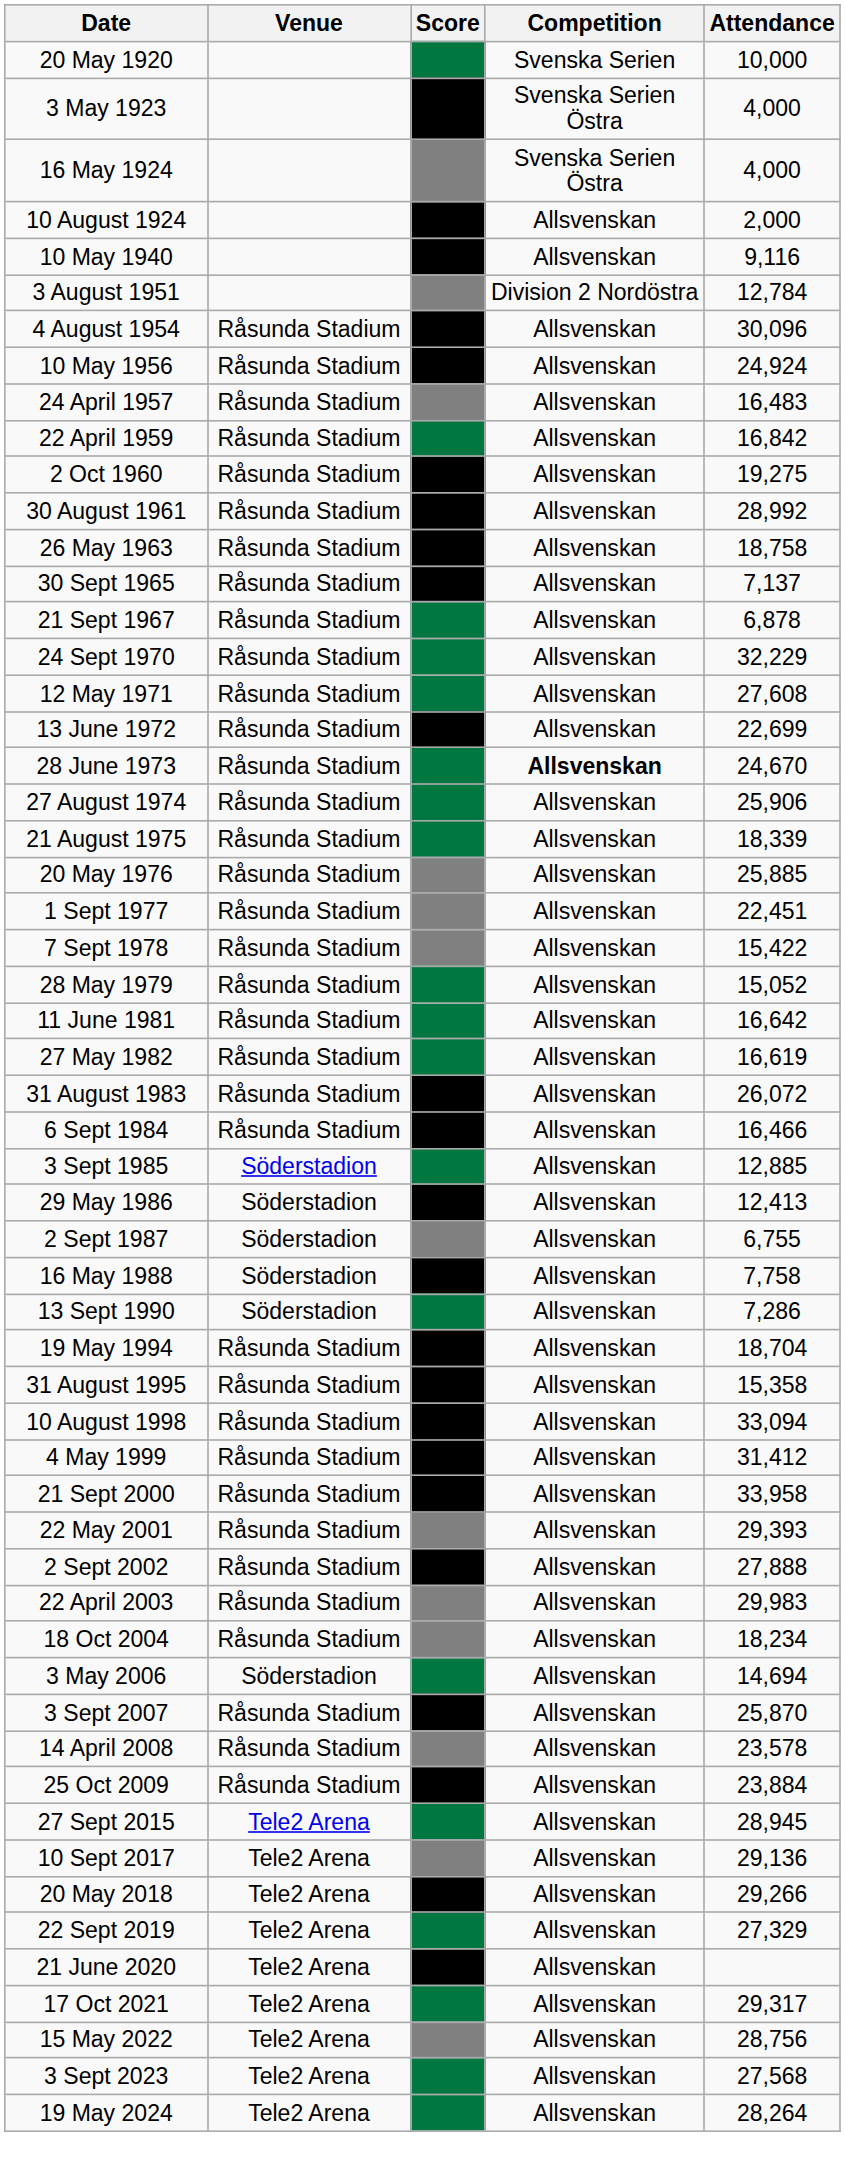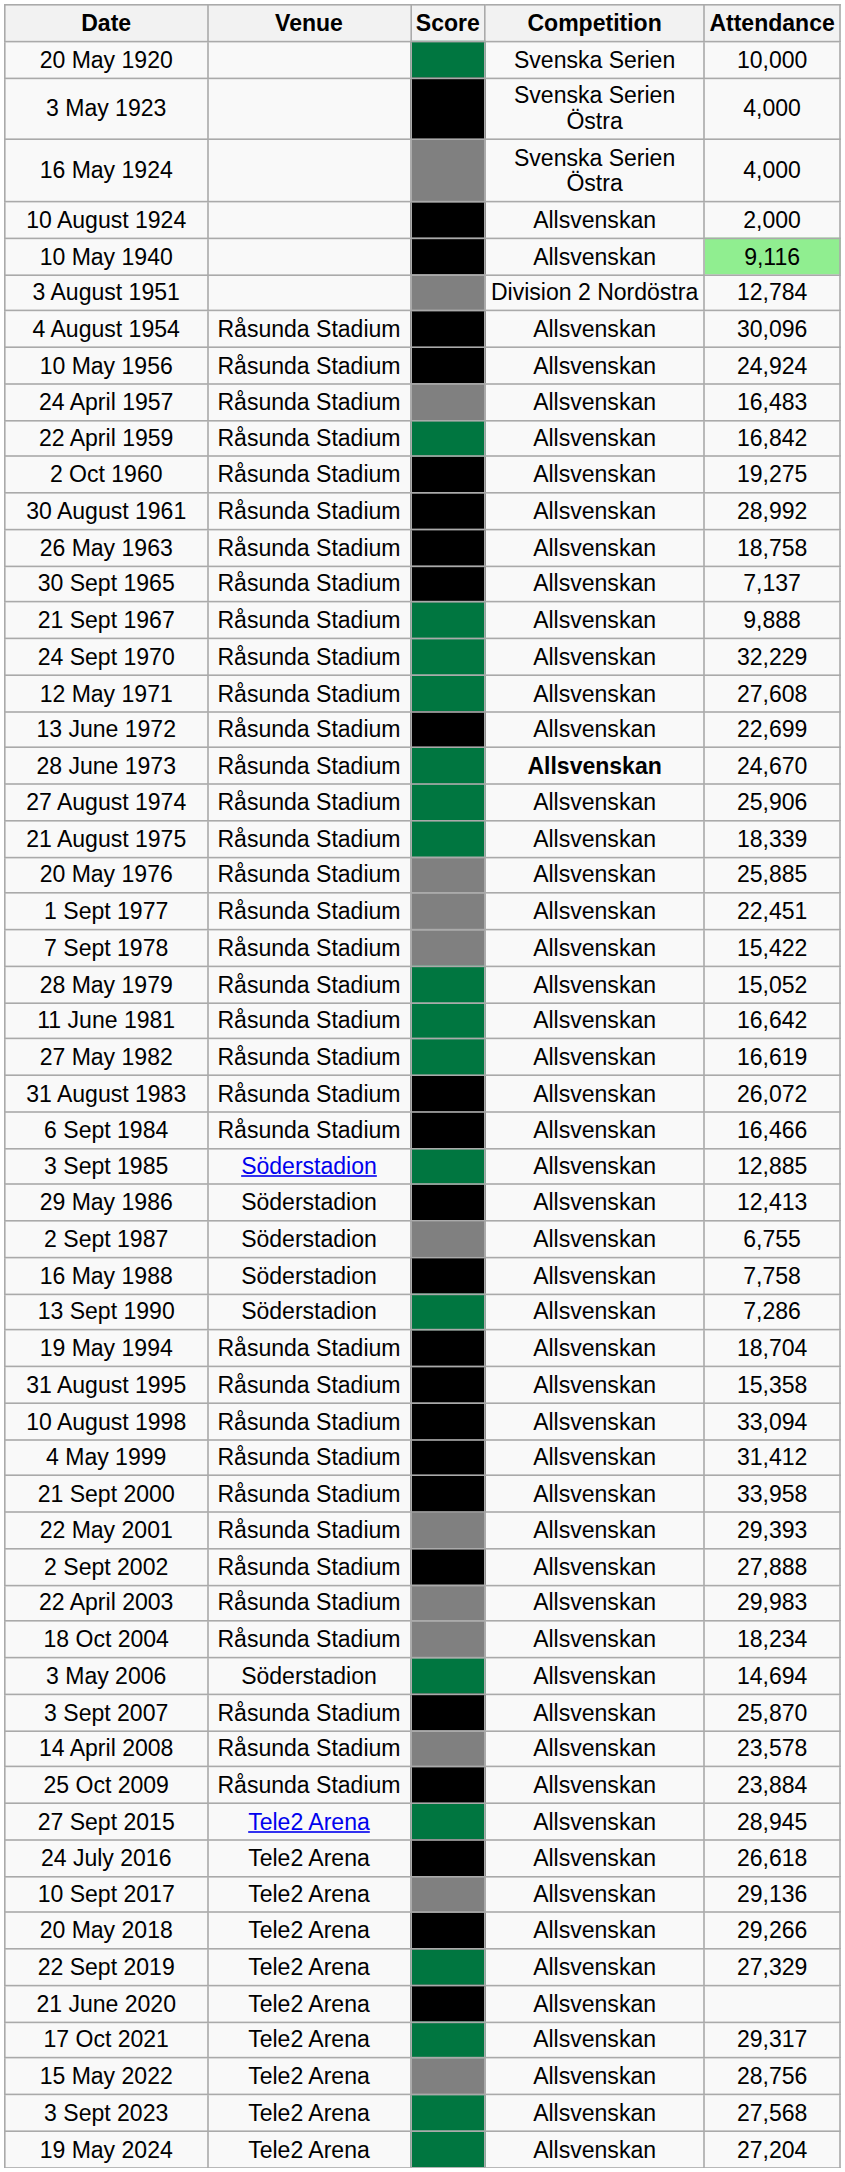(772, 257) no background -> (772, 257) lightgreen background
(772, 621) 6,878 -> (772, 621) 9,888
+ row: (106, 1858)
(772, 2113) 28,264 -> (772, 2149) 27,204
